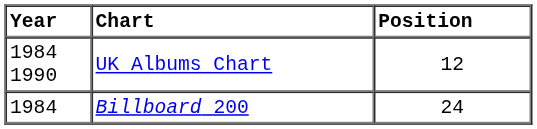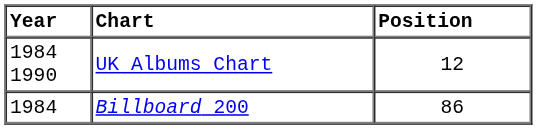(452, 107) 24 -> (452, 107) 86
